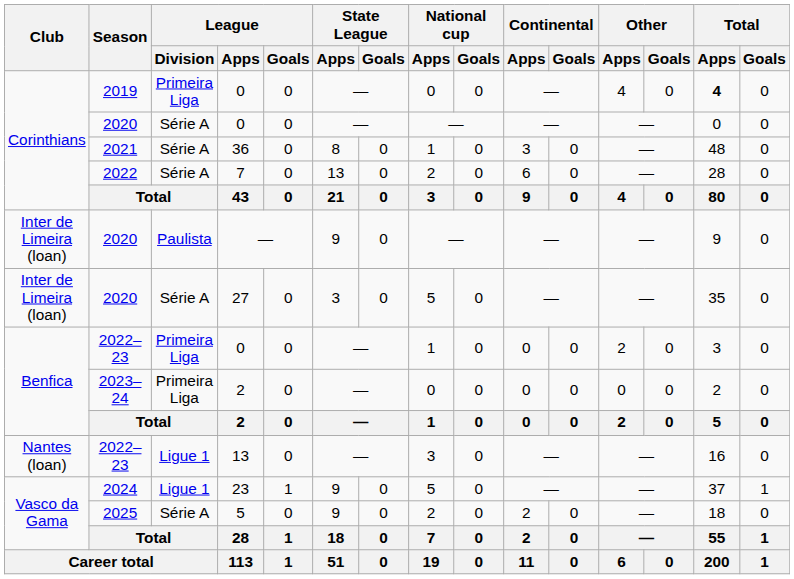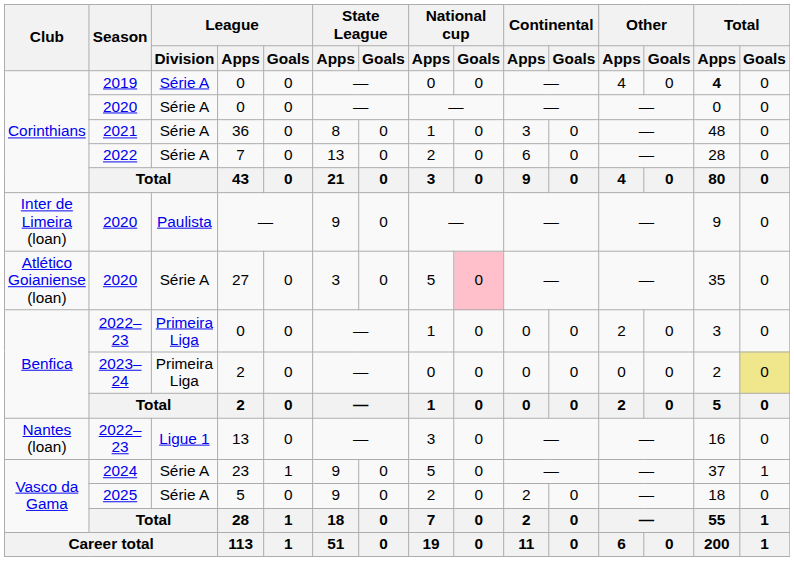(184, 91) Primeira Liga -> (184, 82) Série A
(47, 297) Inter de Limeira (loan) -> (47, 280) Atlético Goianiense (loan)
(479, 297) no background -> (479, 280) pink background
(764, 389) no background -> (764, 372) khaki background
(184, 488) Ligue 1 -> (184, 471) Série A
